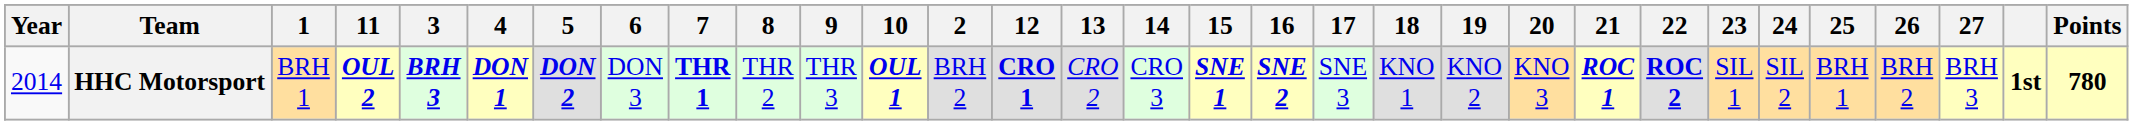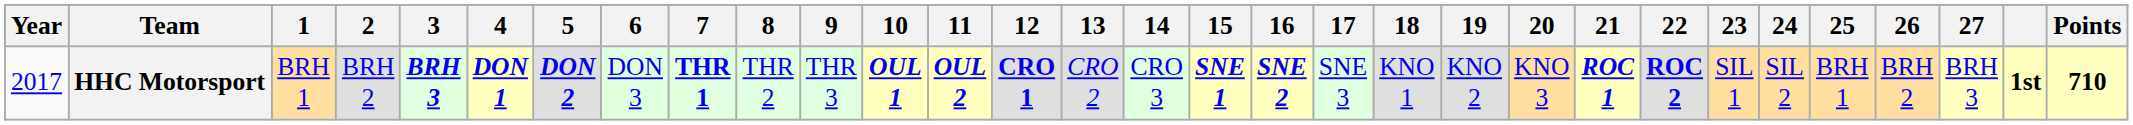columns swapped: (960, 25) <-> (368, 25)
(37, 82) 2014 -> (37, 82) 2017
(2087, 82) 780 -> (2087, 82) 710
